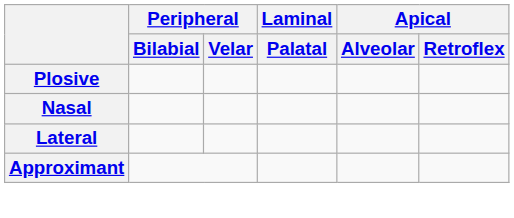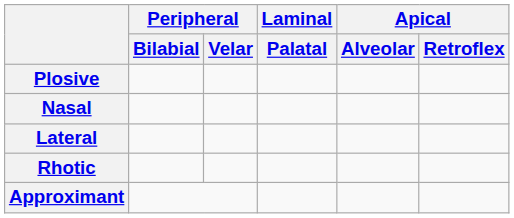+ row: (67, 167)
